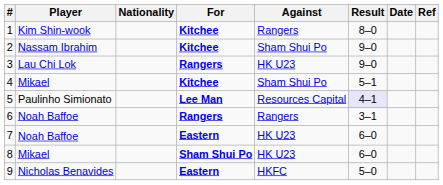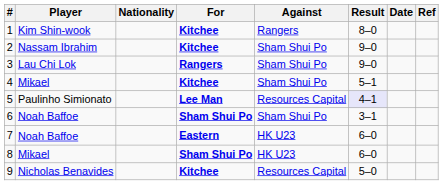(276, 64) HK U23 -> (292, 64) Sham Shui Po
(201, 116) Rangers -> (216, 116) Sham Shui Po
(278, 116) Rangers -> (292, 116) Sham Shui Po
(199, 171) Eastern -> (199, 171) Kitchee
(272, 171) HKFC -> (302, 171) Resources Capital
